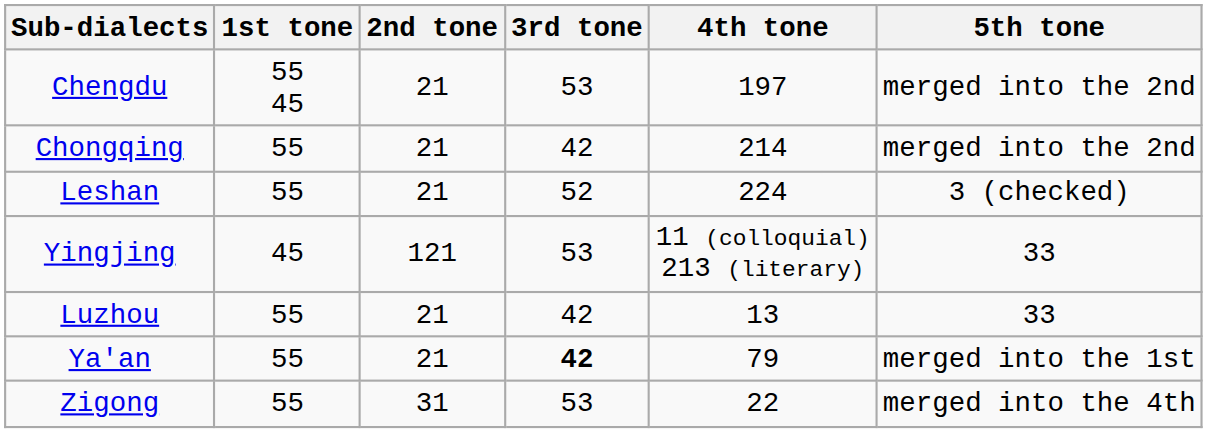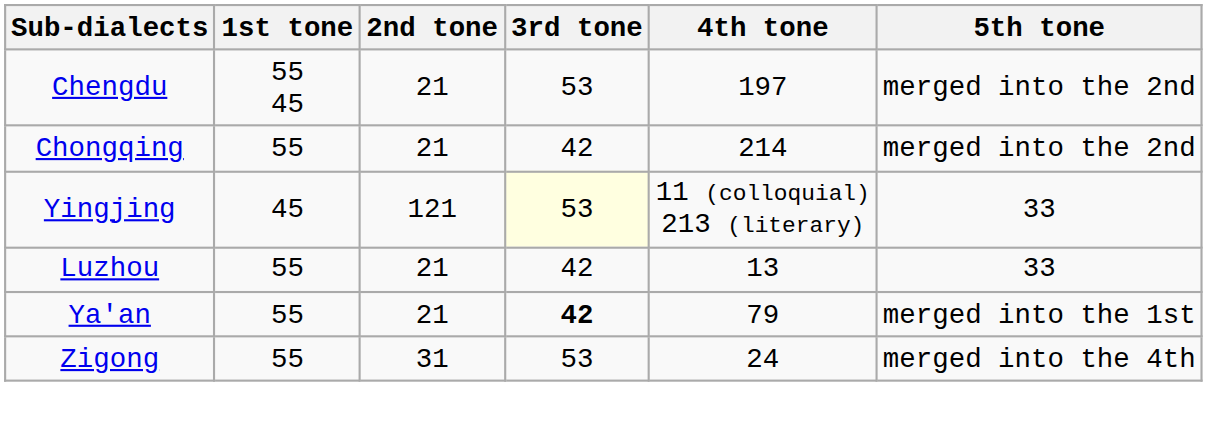- row: (110, 193)
(577, 254) no background -> (577, 209) lightyellow background
(763, 404) 22 -> (763, 359) 24
